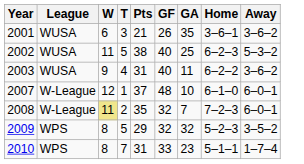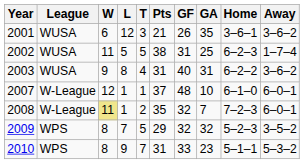+ column: (127, 14)
(165, 52) 40 -> (184, 52) 31
(261, 52) 5–3–2 -> (280, 52) 1–7–4
(187, 71) 11 -> (206, 71) 31
(261, 149) 1–7–4 -> (280, 149) 5–3–2
